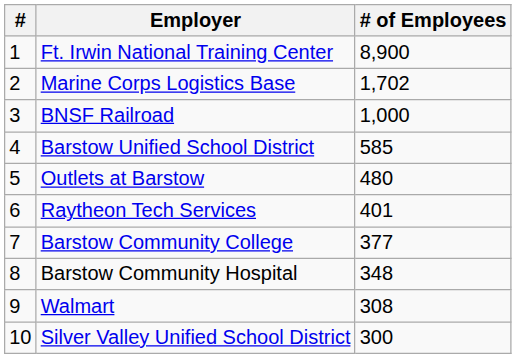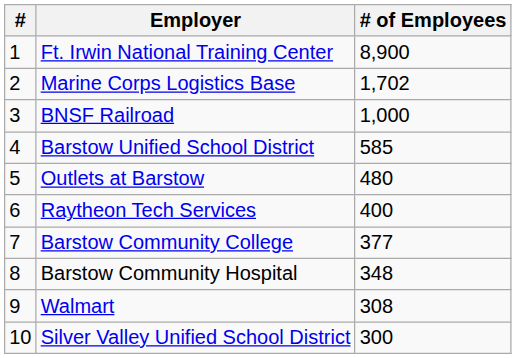(376, 210) 401 -> (376, 210) 400
